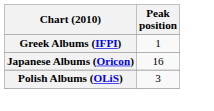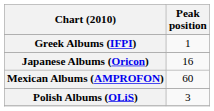+ row: (85, 79)
